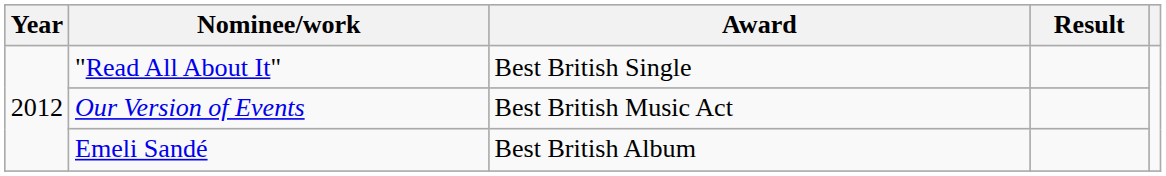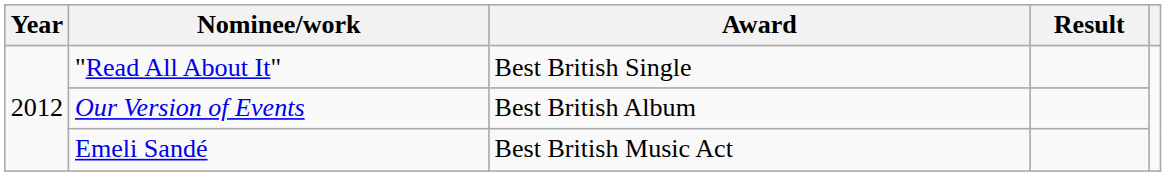(614, 107) Best British Music Act -> (595, 107) Best British Album
(595, 149) Best British Album -> (614, 149) Best British Music Act
